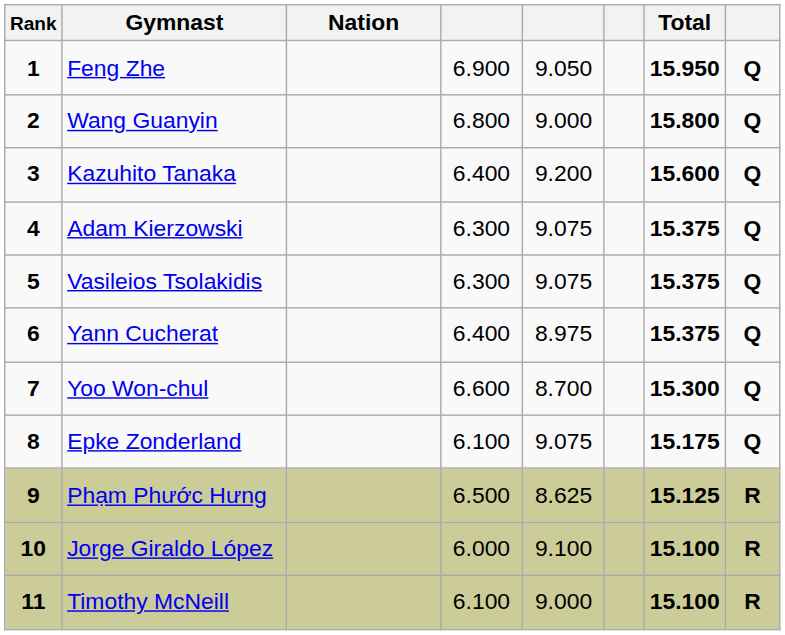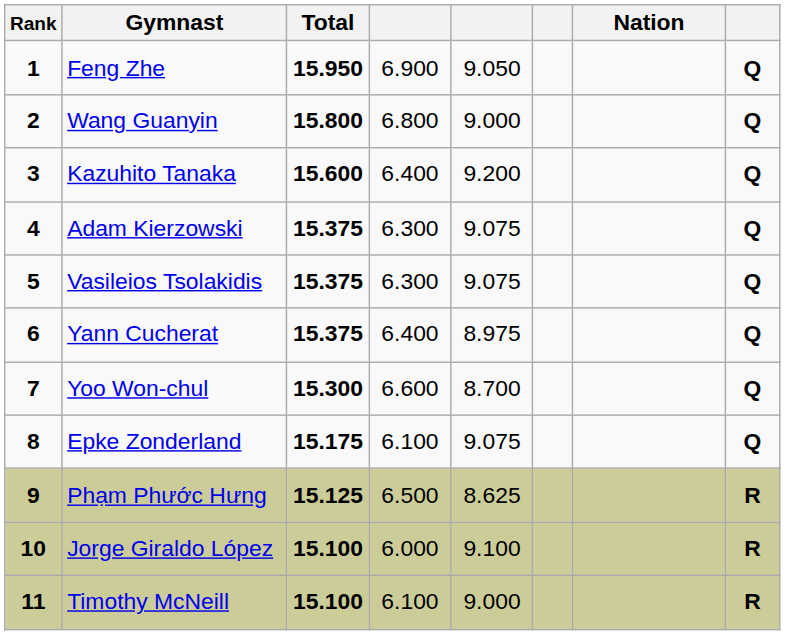columns swapped: (364, 22) <-> (685, 22)
